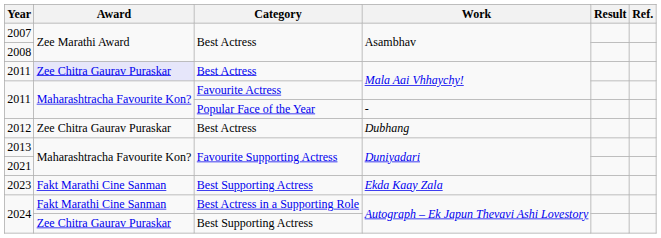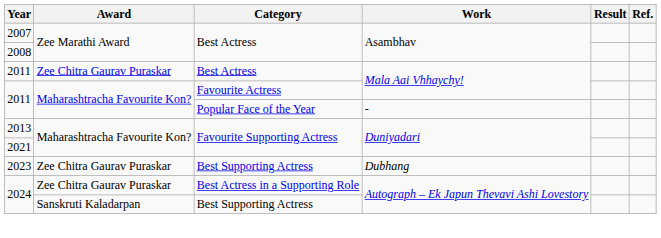(104, 71) lavender background -> (104, 71) no background
- row: (19, 128)
(101, 185) Fakt Marathi Cine Sanman -> (104, 166) Zee Chitra Gaurav Puraskar
(404, 185) Ekda Kaay Zala -> (387, 166) Dubhang
(101, 204) Fakt Marathi Cine Sanman -> (104, 185) Zee Chitra Gaurav Puraskar
(104, 223) Zee Chitra Gaurav Puraskar -> (88, 204) Sanskruti Kaladarpan
